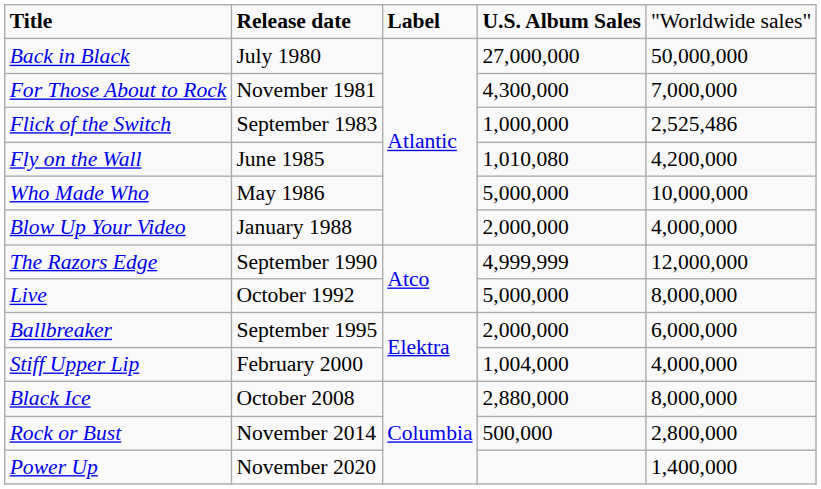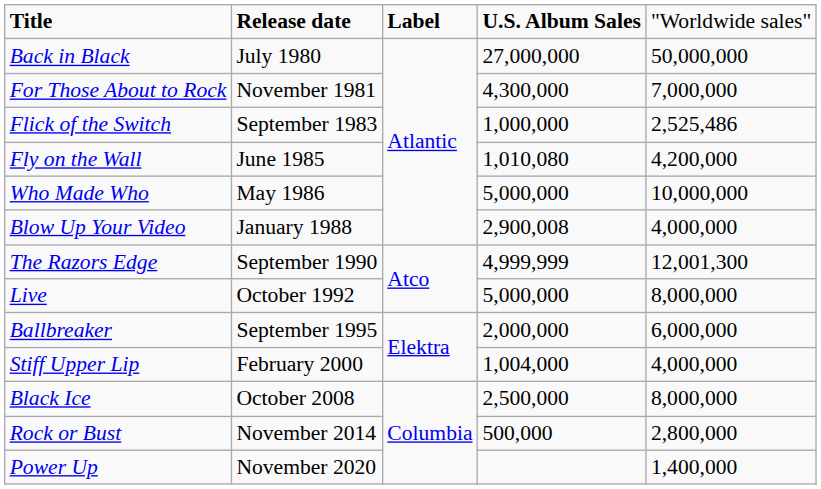(526, 227) 2,000,000 -> (526, 227) 2,900,008
(699, 261) 12,000,000 -> (699, 261) 12,001,300
(526, 398) 2,880,000 -> (526, 398) 2,500,000
